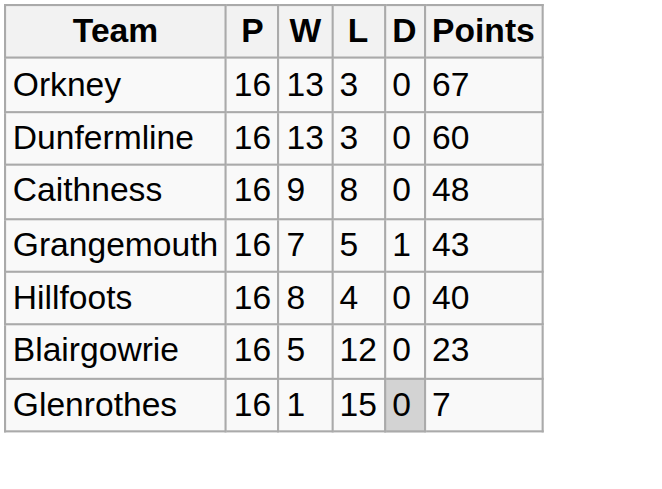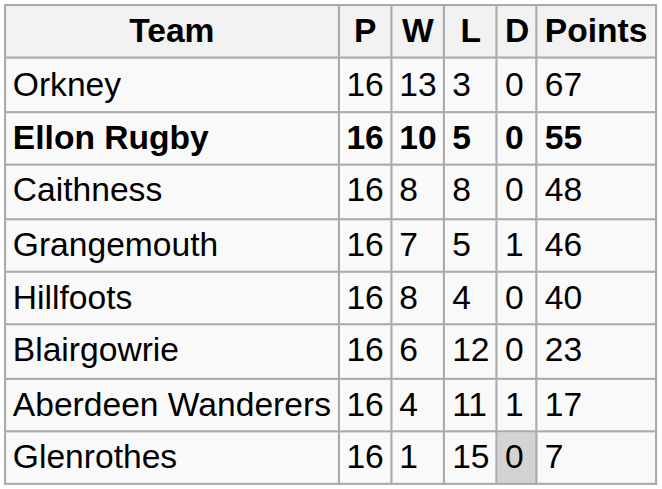- row: (103, 137)
+ row: (111, 137)
(296, 191) 9 -> (409, 191) 8
(451, 244) 43 -> (563, 244) 46
(296, 350) 5 -> (409, 350) 6
+ row: (172, 404)
